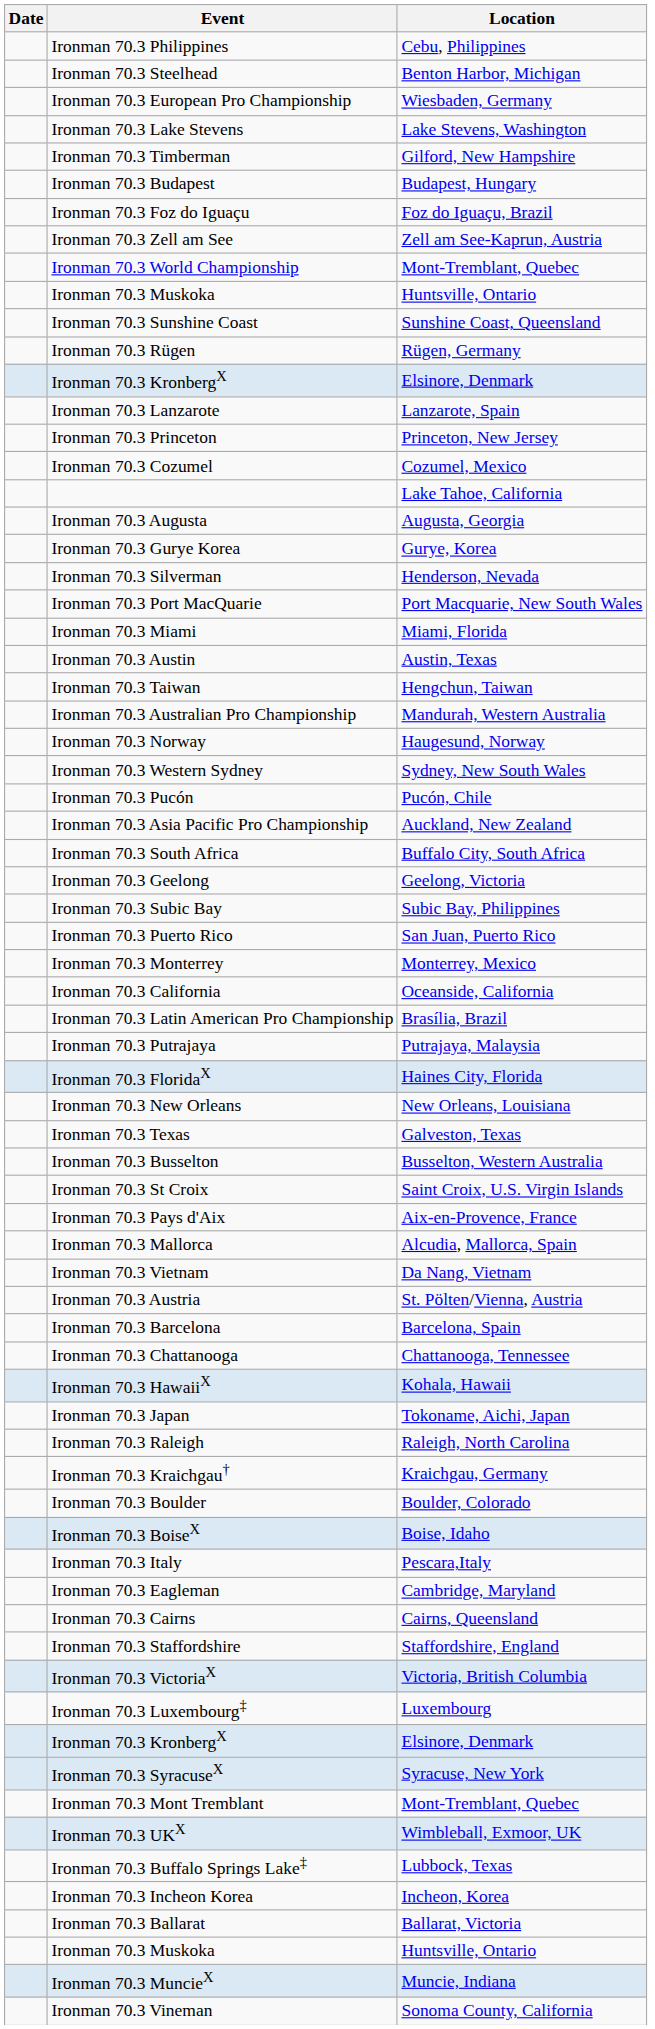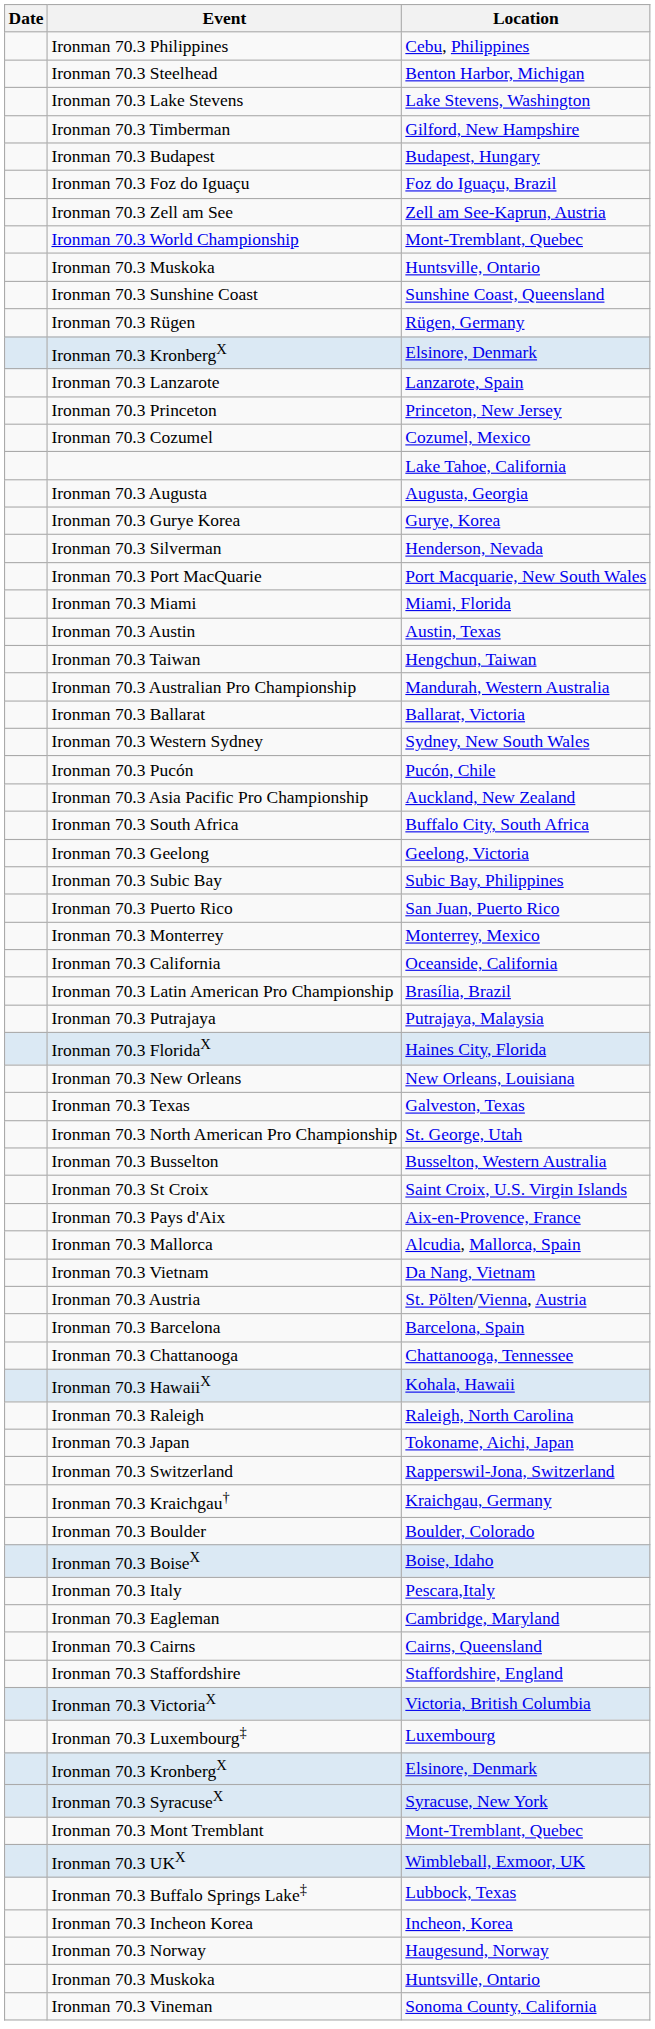- row: (201, 101)
rows swapped: (128, 1923) <-> (129, 742)
+ row: (224, 1134)
rows swapped: (128, 1443) <-> (120, 1415)
+ row: (142, 1470)
- row: (133, 1981)
